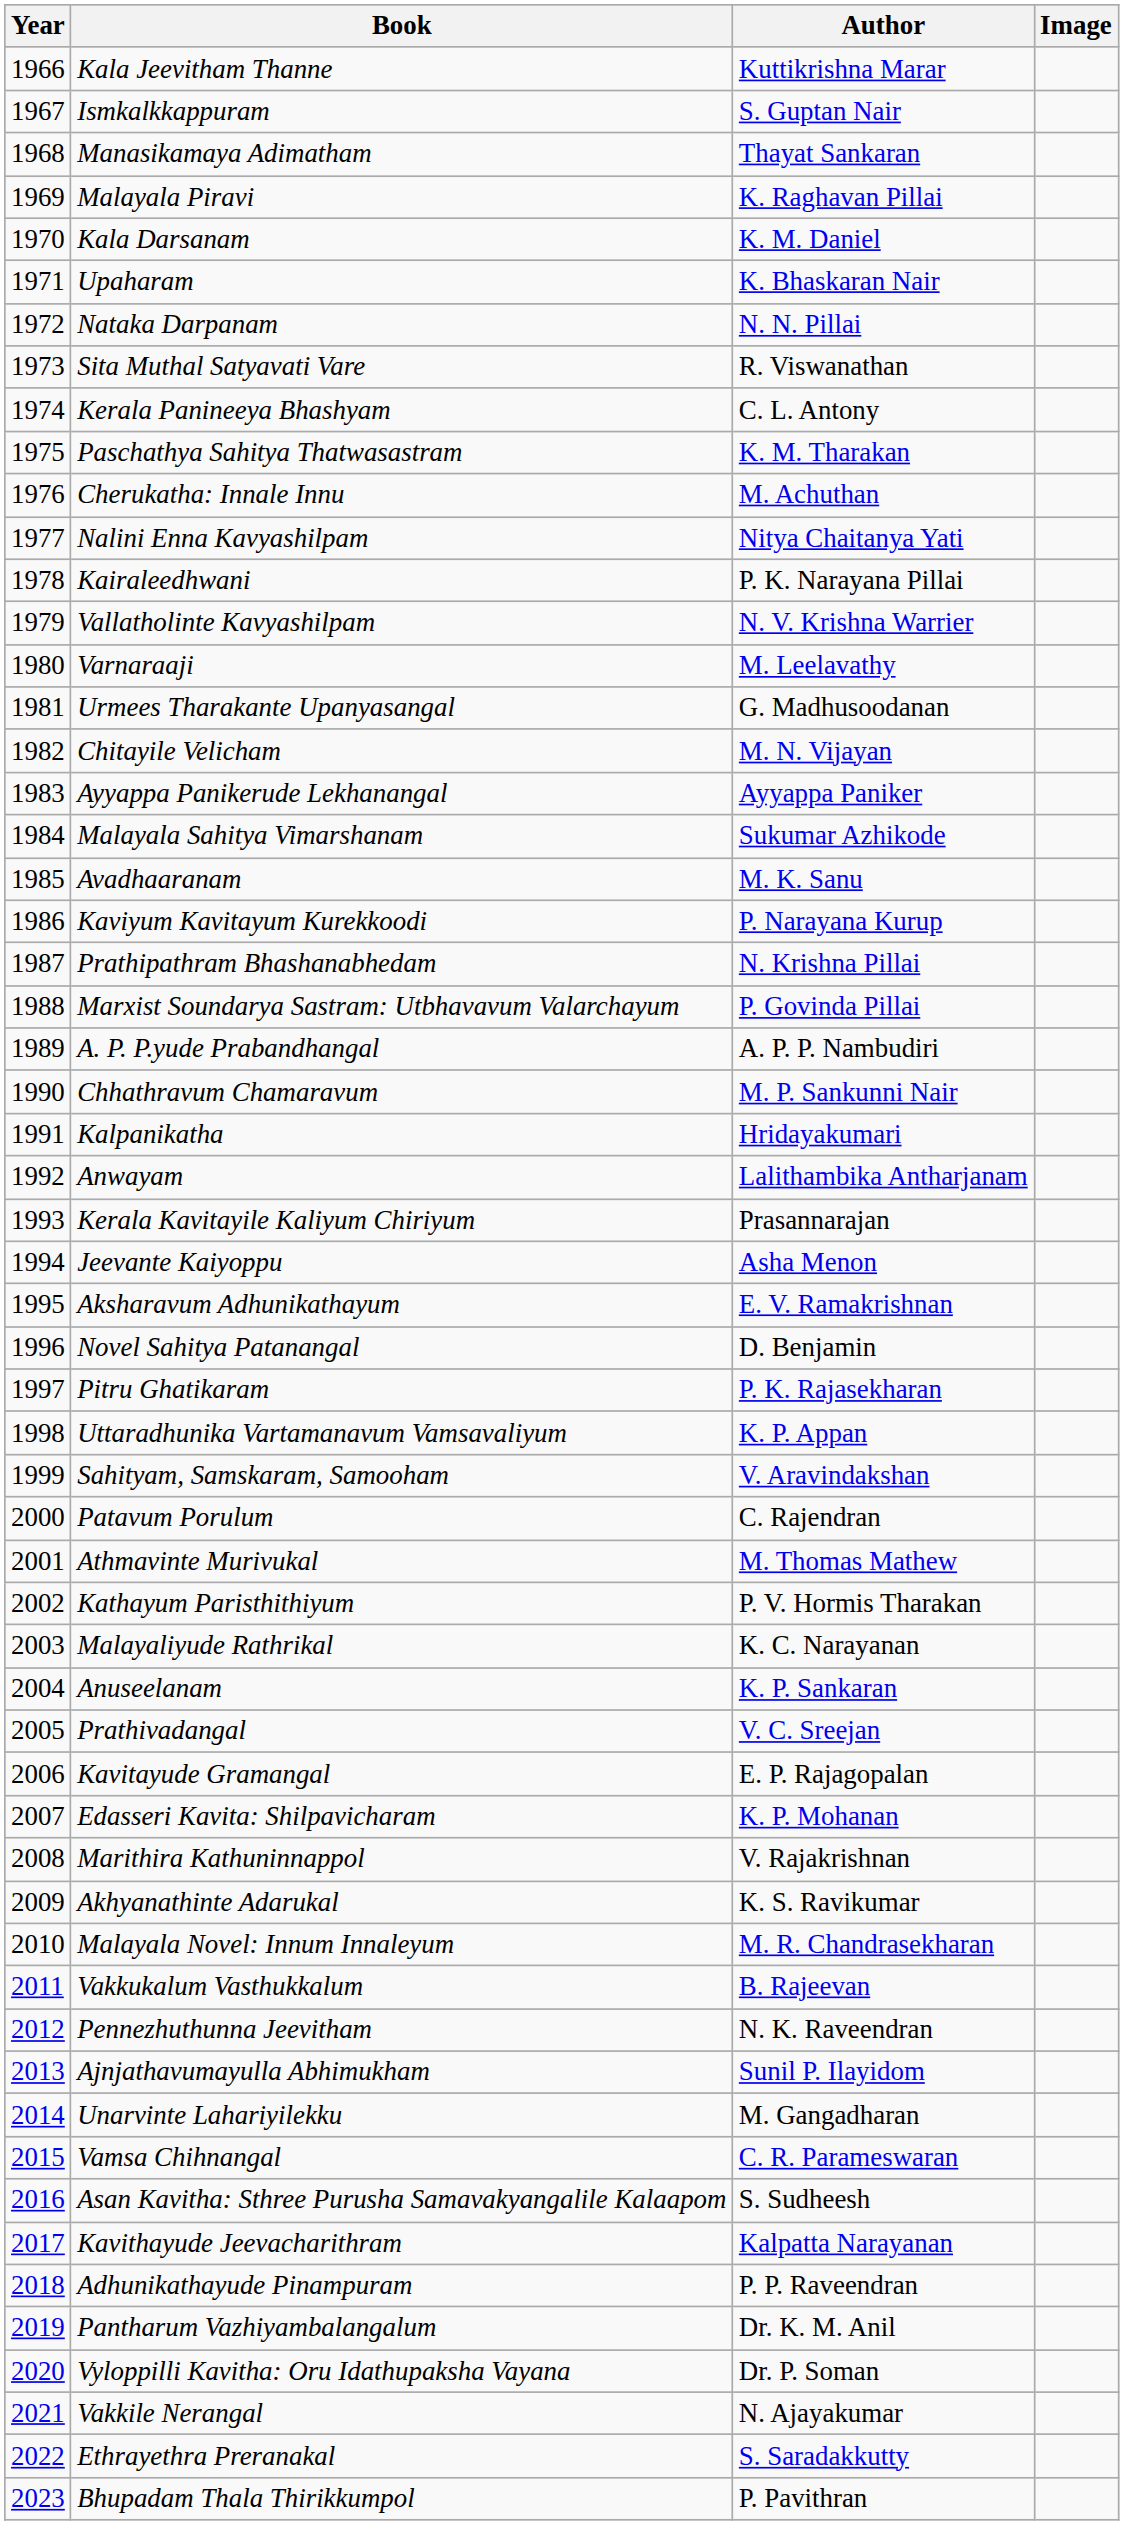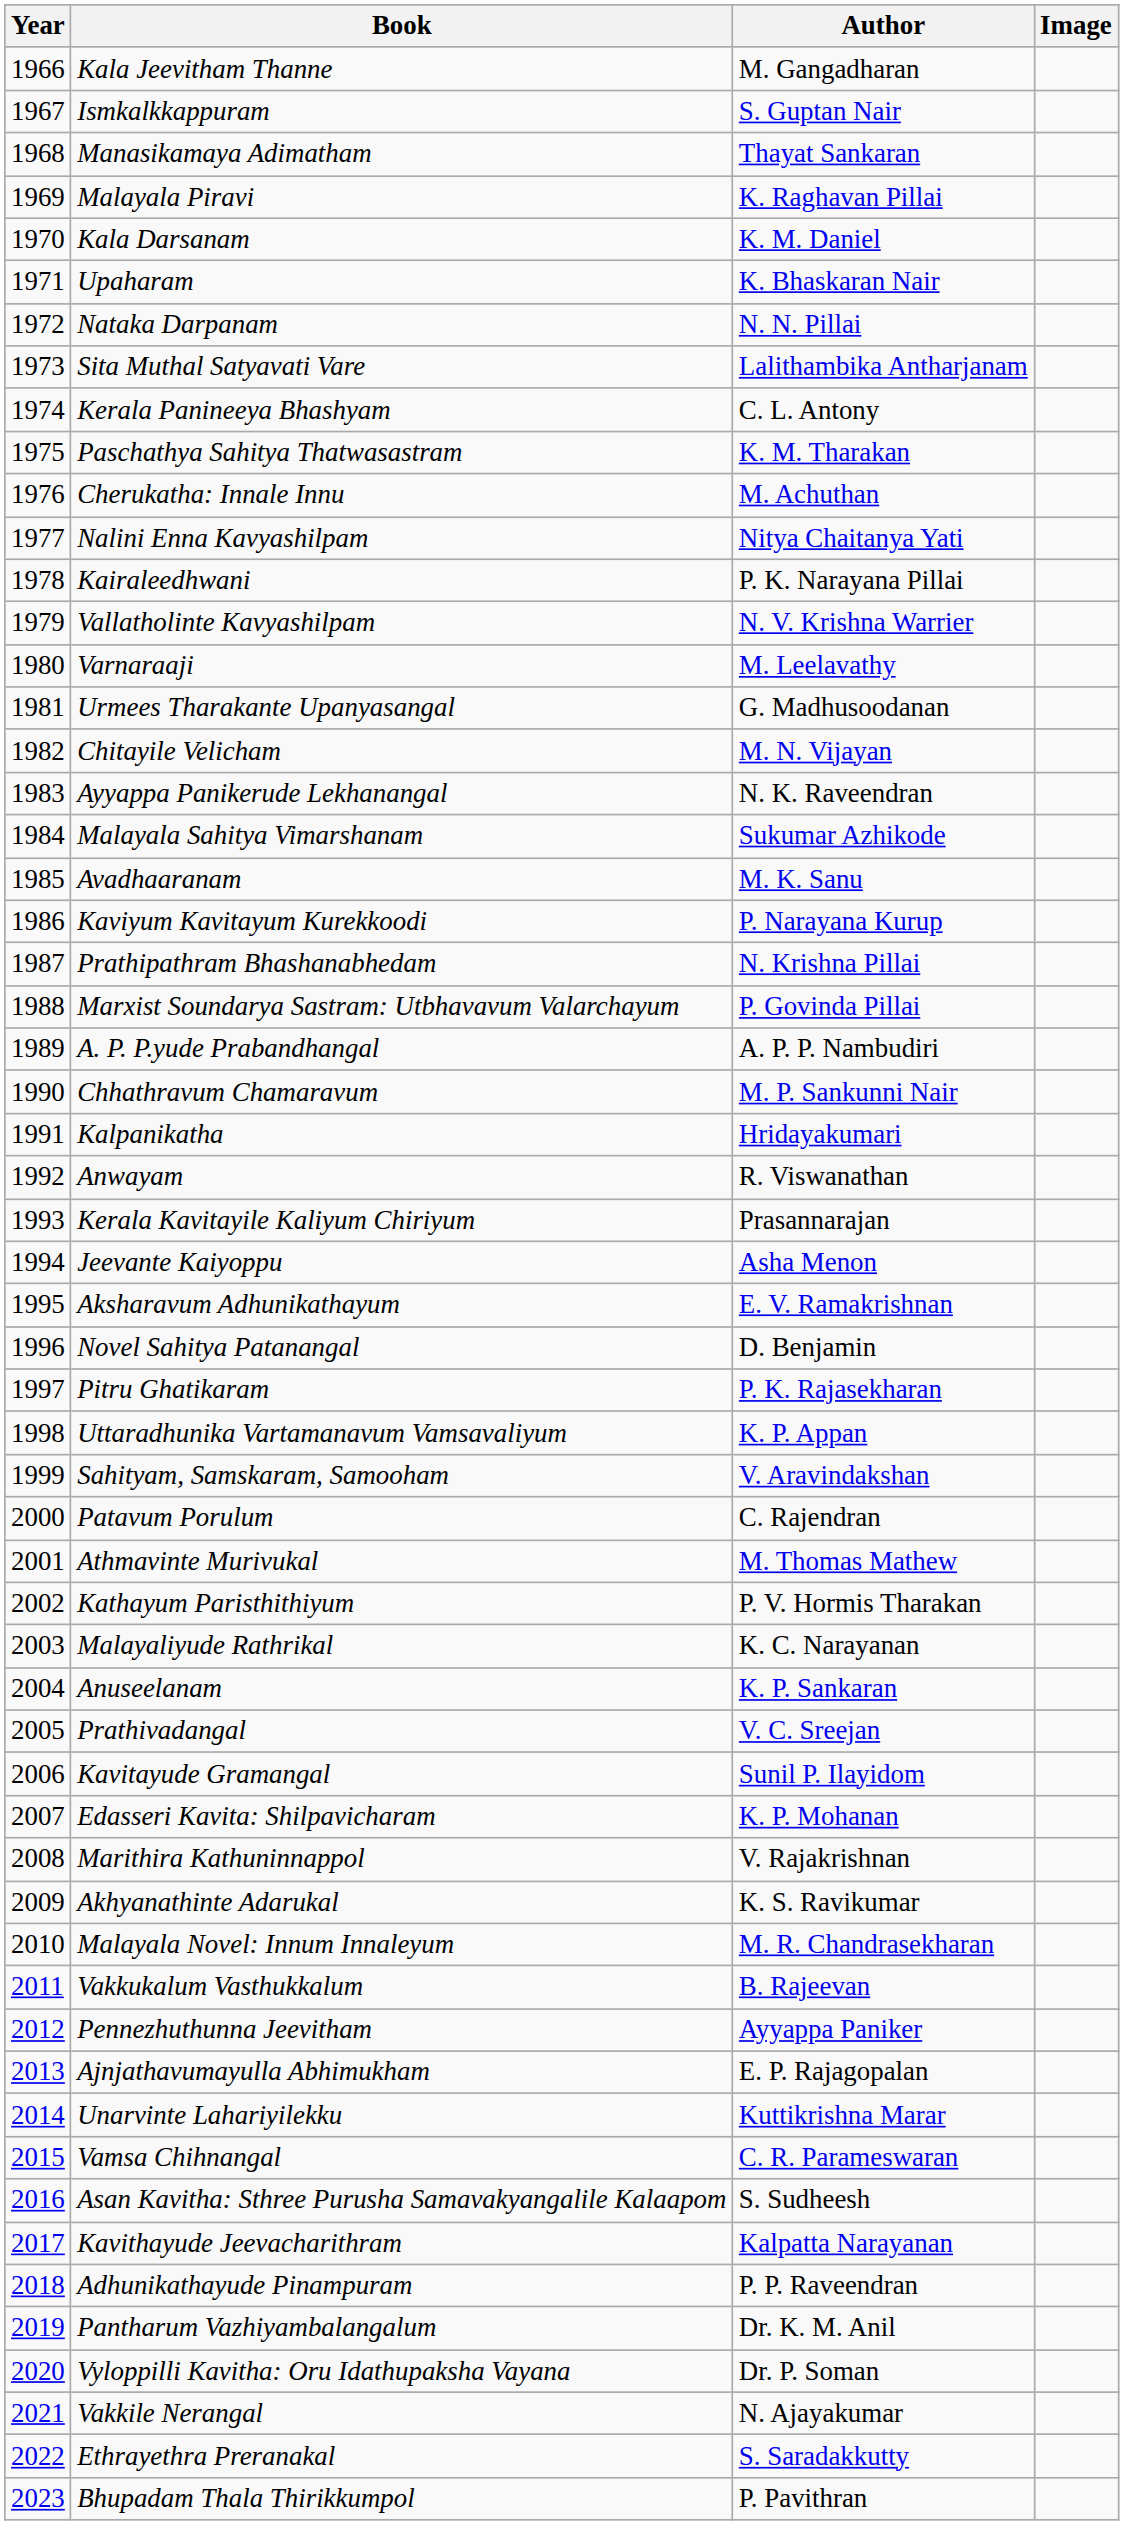(842, 68) Kuttikrishna Marar -> (829, 68) M. Gangadharan
(824, 366) R. Viswanathan -> (883, 366) Lalithambika Antharjanam
(831, 793) Ayyappa Paniker -> (836, 793) N. K. Raveendran
(883, 1176) Lalithambika Antharjanam -> (824, 1176) R. Viswanathan
(834, 1773) E. P. Rajagopalan -> (832, 1773) Sunil P. Ilayidom
(836, 2029) N. K. Raveendran -> (831, 2029) Ayyappa Paniker
(832, 2072) Sunil P. Ilayidom -> (834, 2072) E. P. Rajagopalan
(829, 2114) M. Gangadharan -> (842, 2114) Kuttikrishna Marar
